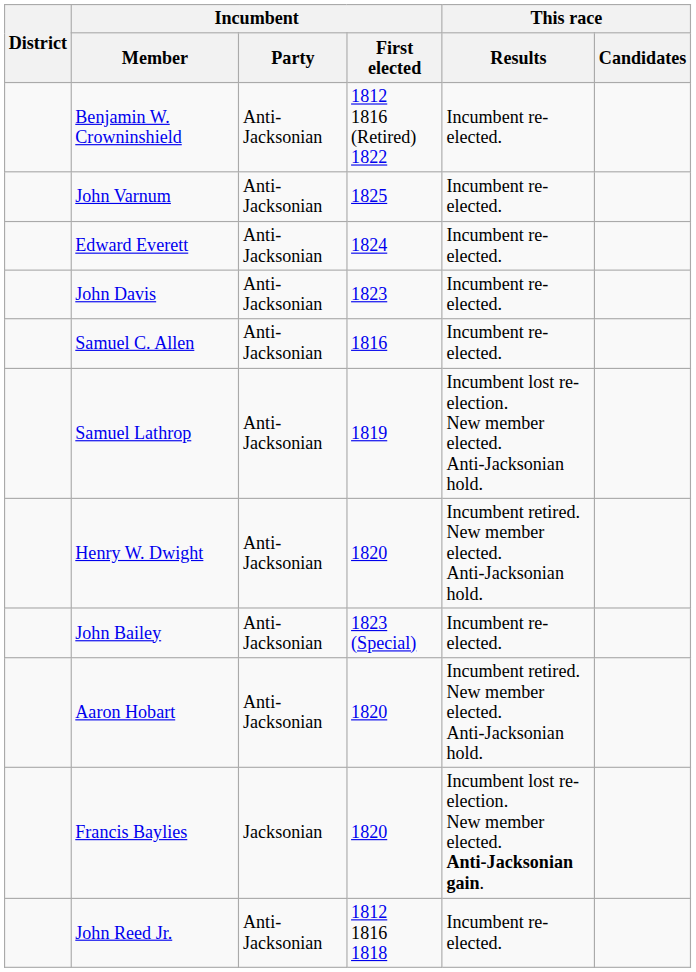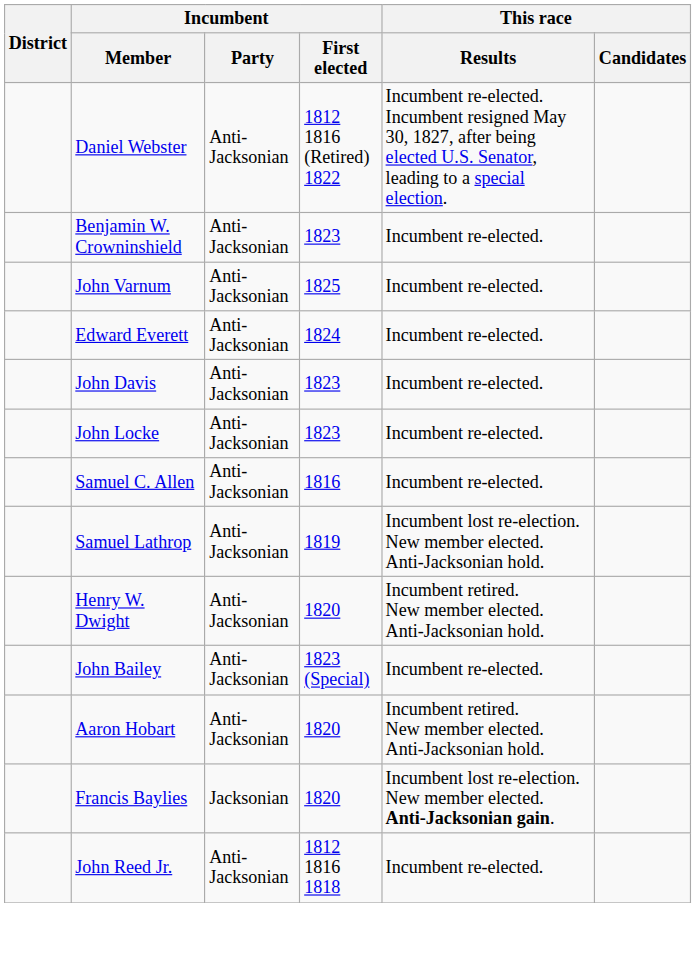+ row: (131, 147)
(384, 127) 1812 1816 (Retired) 1822 -> (322, 237) 1823
+ row: (117, 433)
